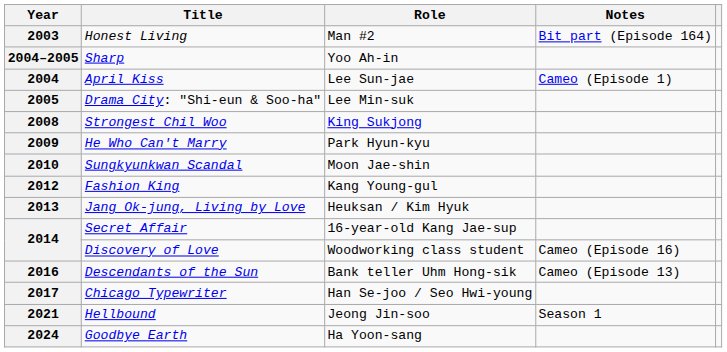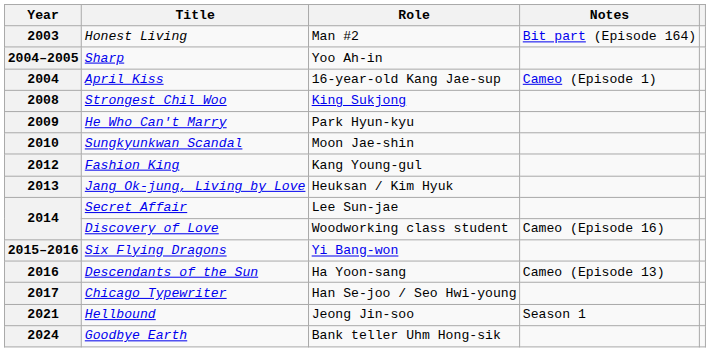(371, 79) Lee Sun-jae -> (406, 79) 16-year-old Kang Jae-sup
- row: (43, 101)
(422, 229) 16-year-old Kang Jae-sup -> (355, 208) Lee Sun-jae
+ row: (43, 251)
(422, 272) Bank teller Uhm Hong-sik -> (359, 272) Ha Yoon-sang
(375, 336) Ha Yoon-sang -> (406, 336) Bank teller Uhm Hong-sik
